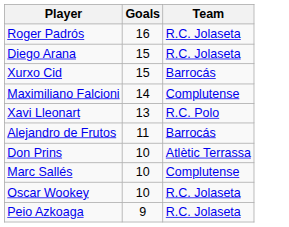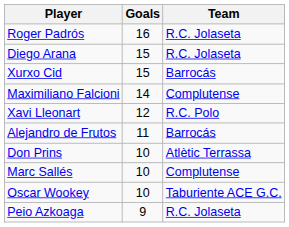(143, 113) 13 -> (143, 113) 12
(203, 192) R.C. Jolaseta -> (224, 192) Taburiente ACE G.C.
